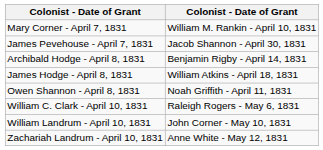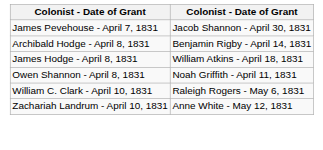- row: (67, 28)
- row: (79, 122)
